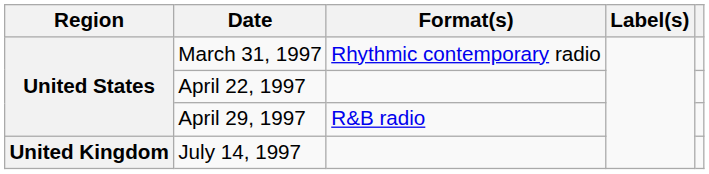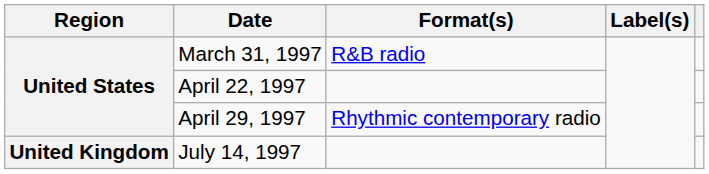(466, 53) Rhythmic contemporary radio -> (378, 53) R&B radio
(378, 119) R&B radio -> (466, 119) Rhythmic contemporary radio
